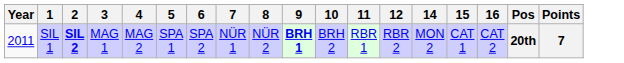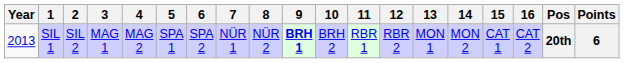+ column: (430, 14)
(21, 41) 2011 -> (21, 41) 2013
(75, 41) bold -> (75, 41) normal
(561, 41) 7 -> (596, 41) 6
